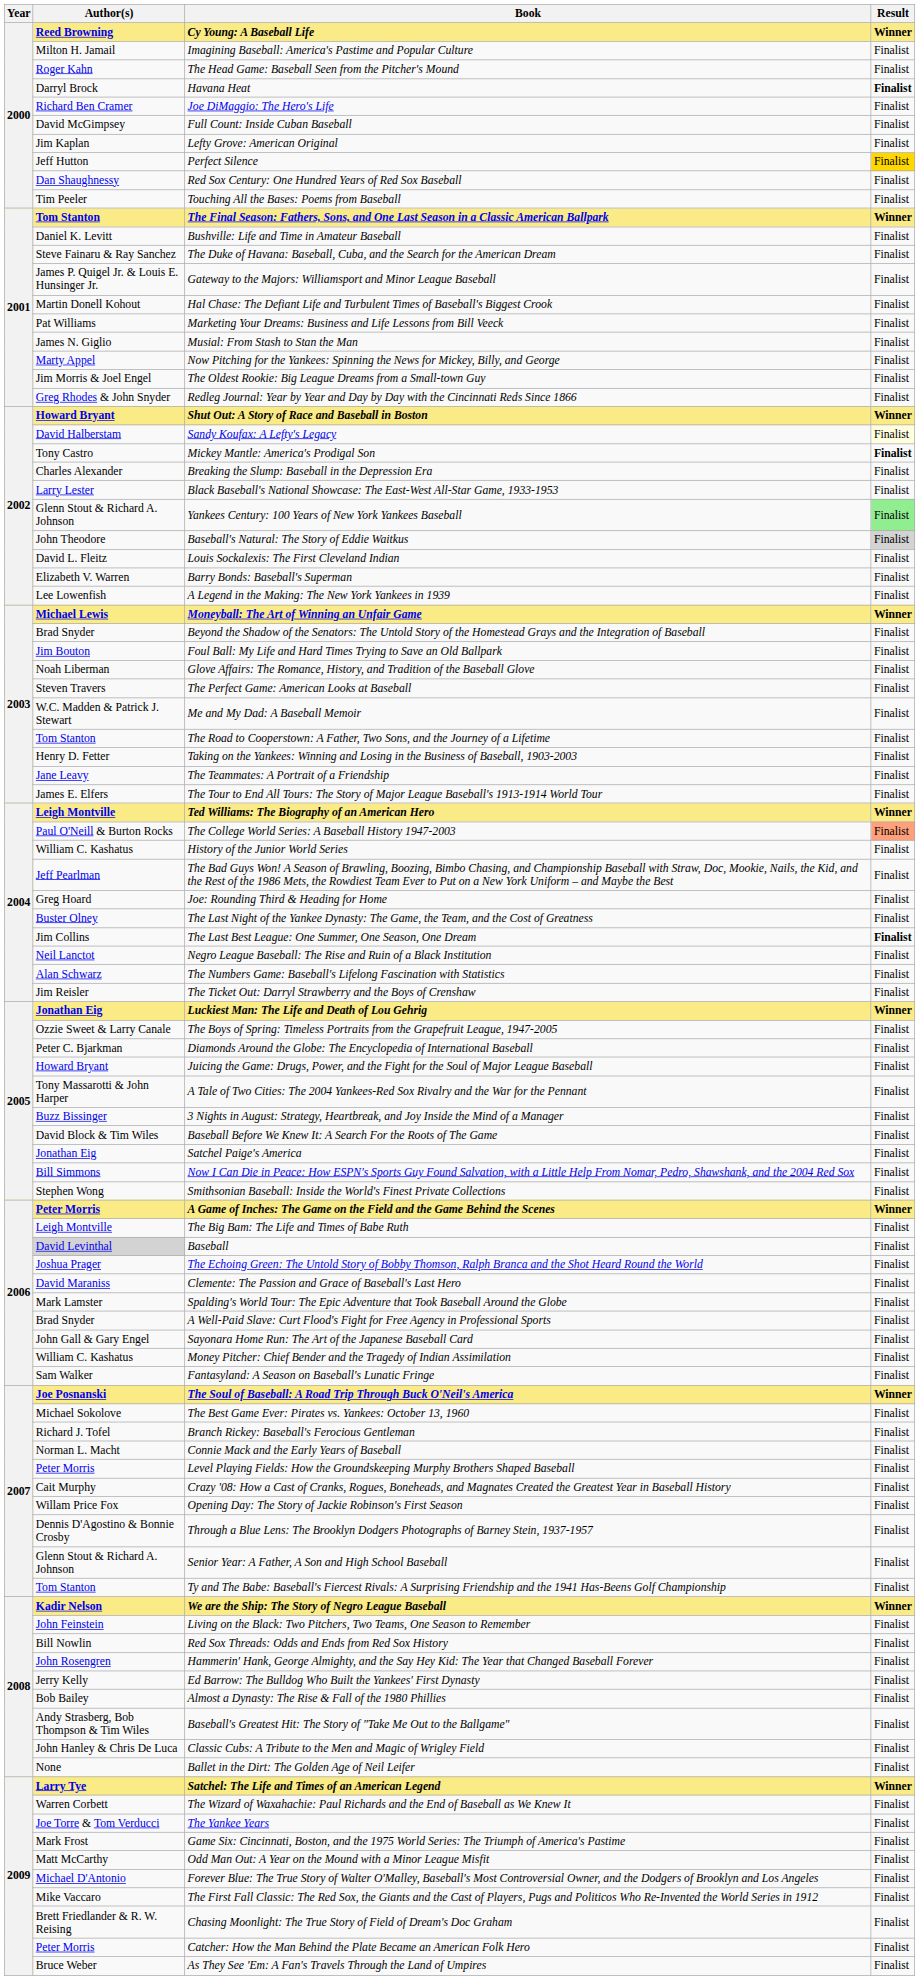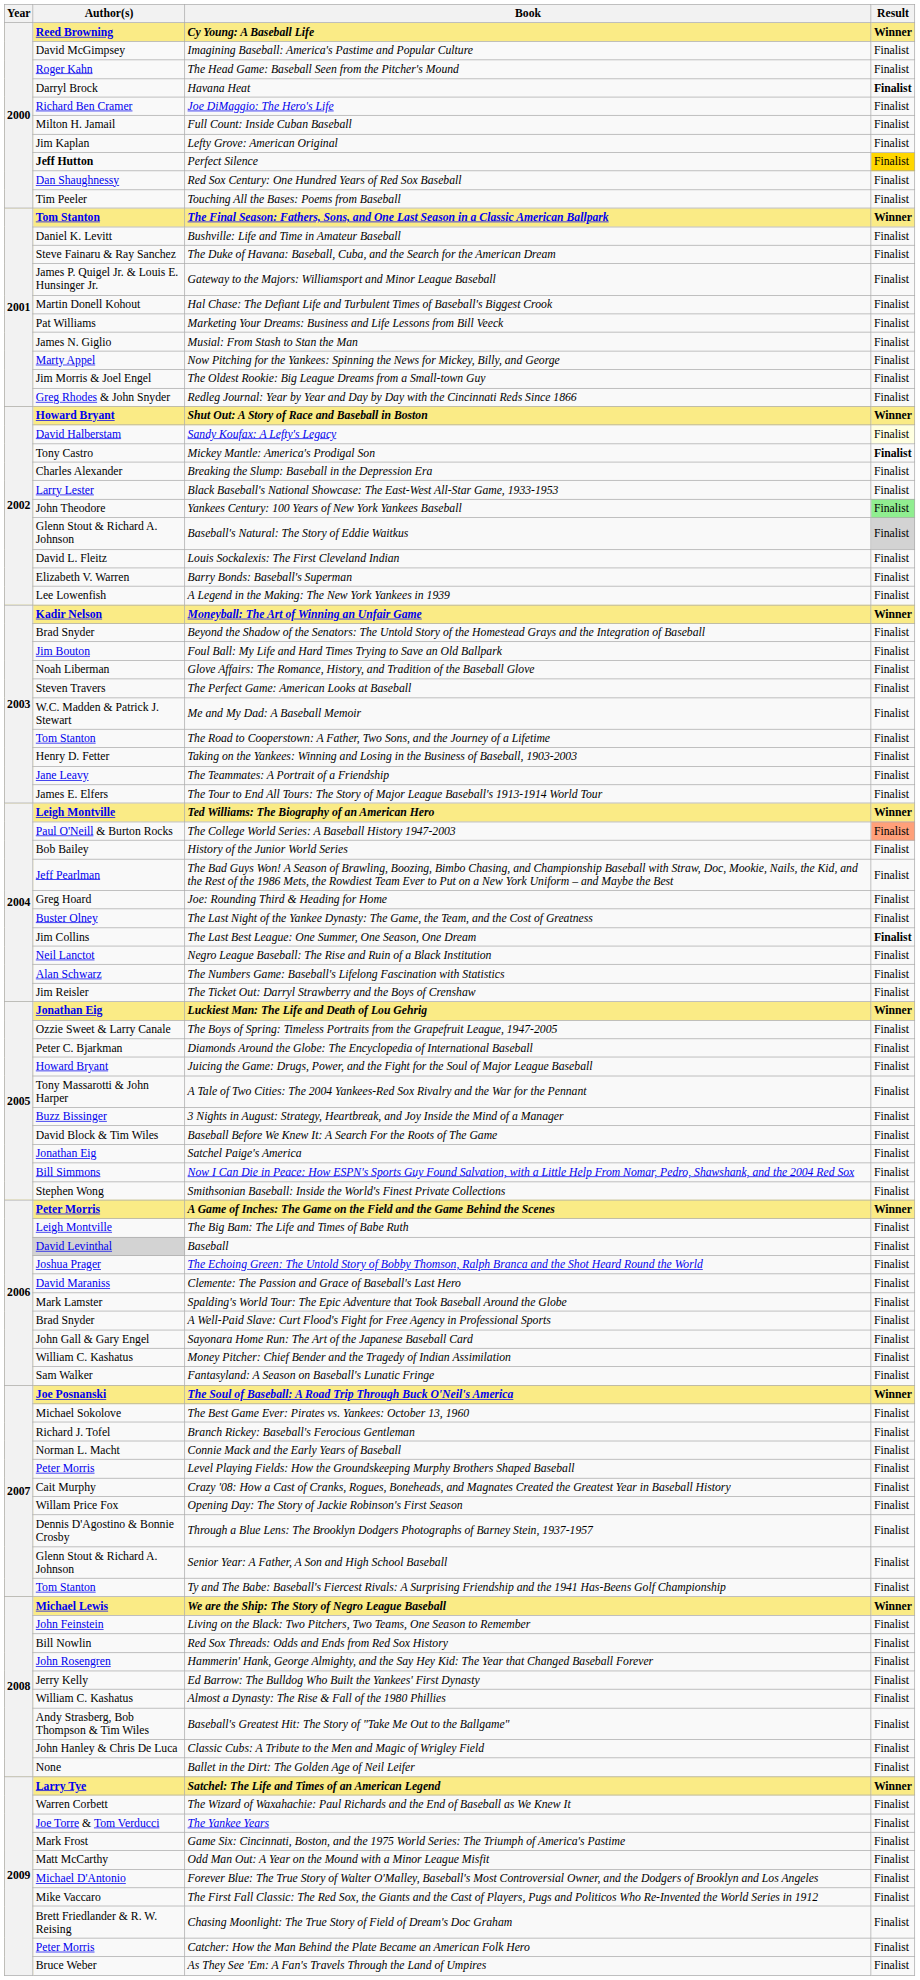(76, 50) Milton H. Jamail -> (80, 50) David McGimpsey
(80, 124) David McGimpsey -> (76, 124) Milton H. Jamail
(62, 161) normal -> (65, 161) bold
(97, 515) Glenn Stout & Richard A. Johnson -> (71, 508) John Theodore
(71, 540) John Theodore -> (97, 533) Glenn Stout & Richard A. Johnson
(72, 614) Michael Lewis -> (69, 614) Kadir Nelson
(84, 849) William C. Kashatus -> (62, 849) Bob Bailey
(69, 1606) Kadir Nelson -> (72, 1606) Michael Lewis
(62, 1698) Bob Bailey -> (84, 1698) William C. Kashatus
